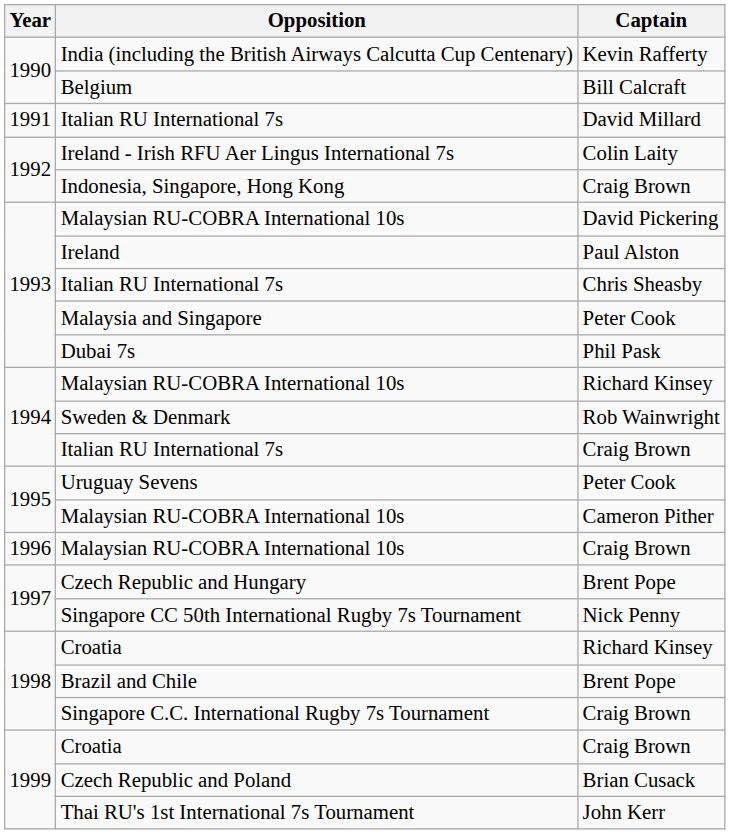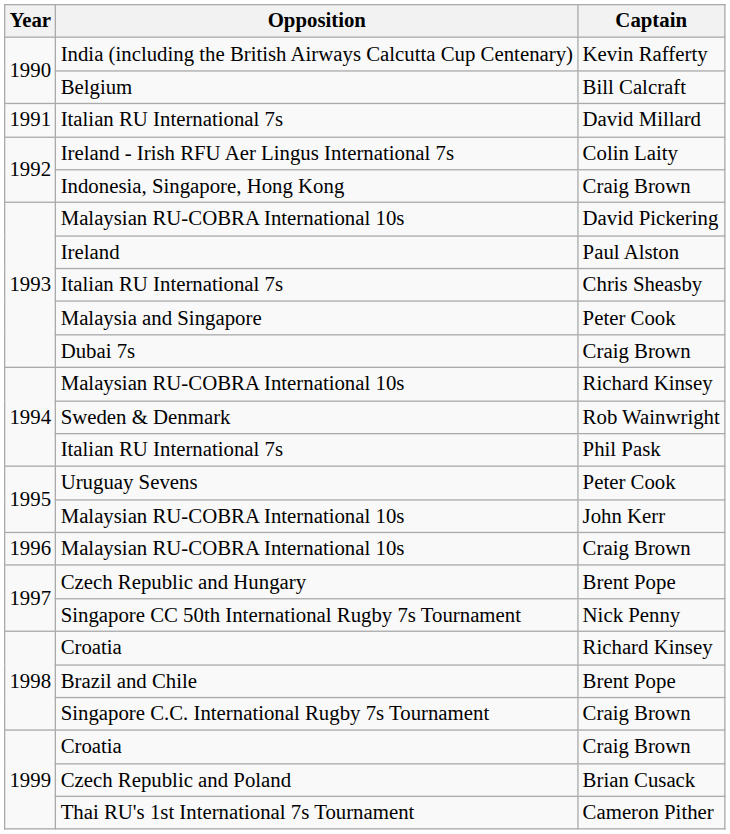(622, 350) Phil Pask -> (637, 350) Craig Brown
(637, 449) Craig Brown -> (622, 449) Phil Pask
(648, 515) Cameron Pither -> (624, 515) John Kerr
(624, 812) John Kerr -> (648, 812) Cameron Pither
